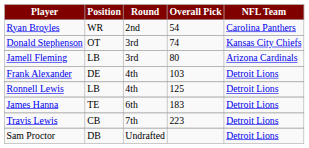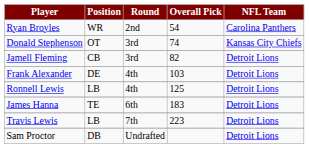(93, 58) LB -> (94, 58) CB
(174, 58) 80 -> (174, 58) 82
(262, 58) Arizona Cardinals -> (252, 58) Detroit Lions
(94, 120) CB -> (93, 120) LB
